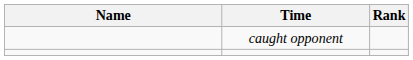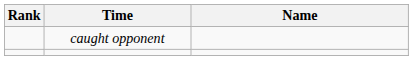columns swapped: (113, 15) <-> (389, 15)
